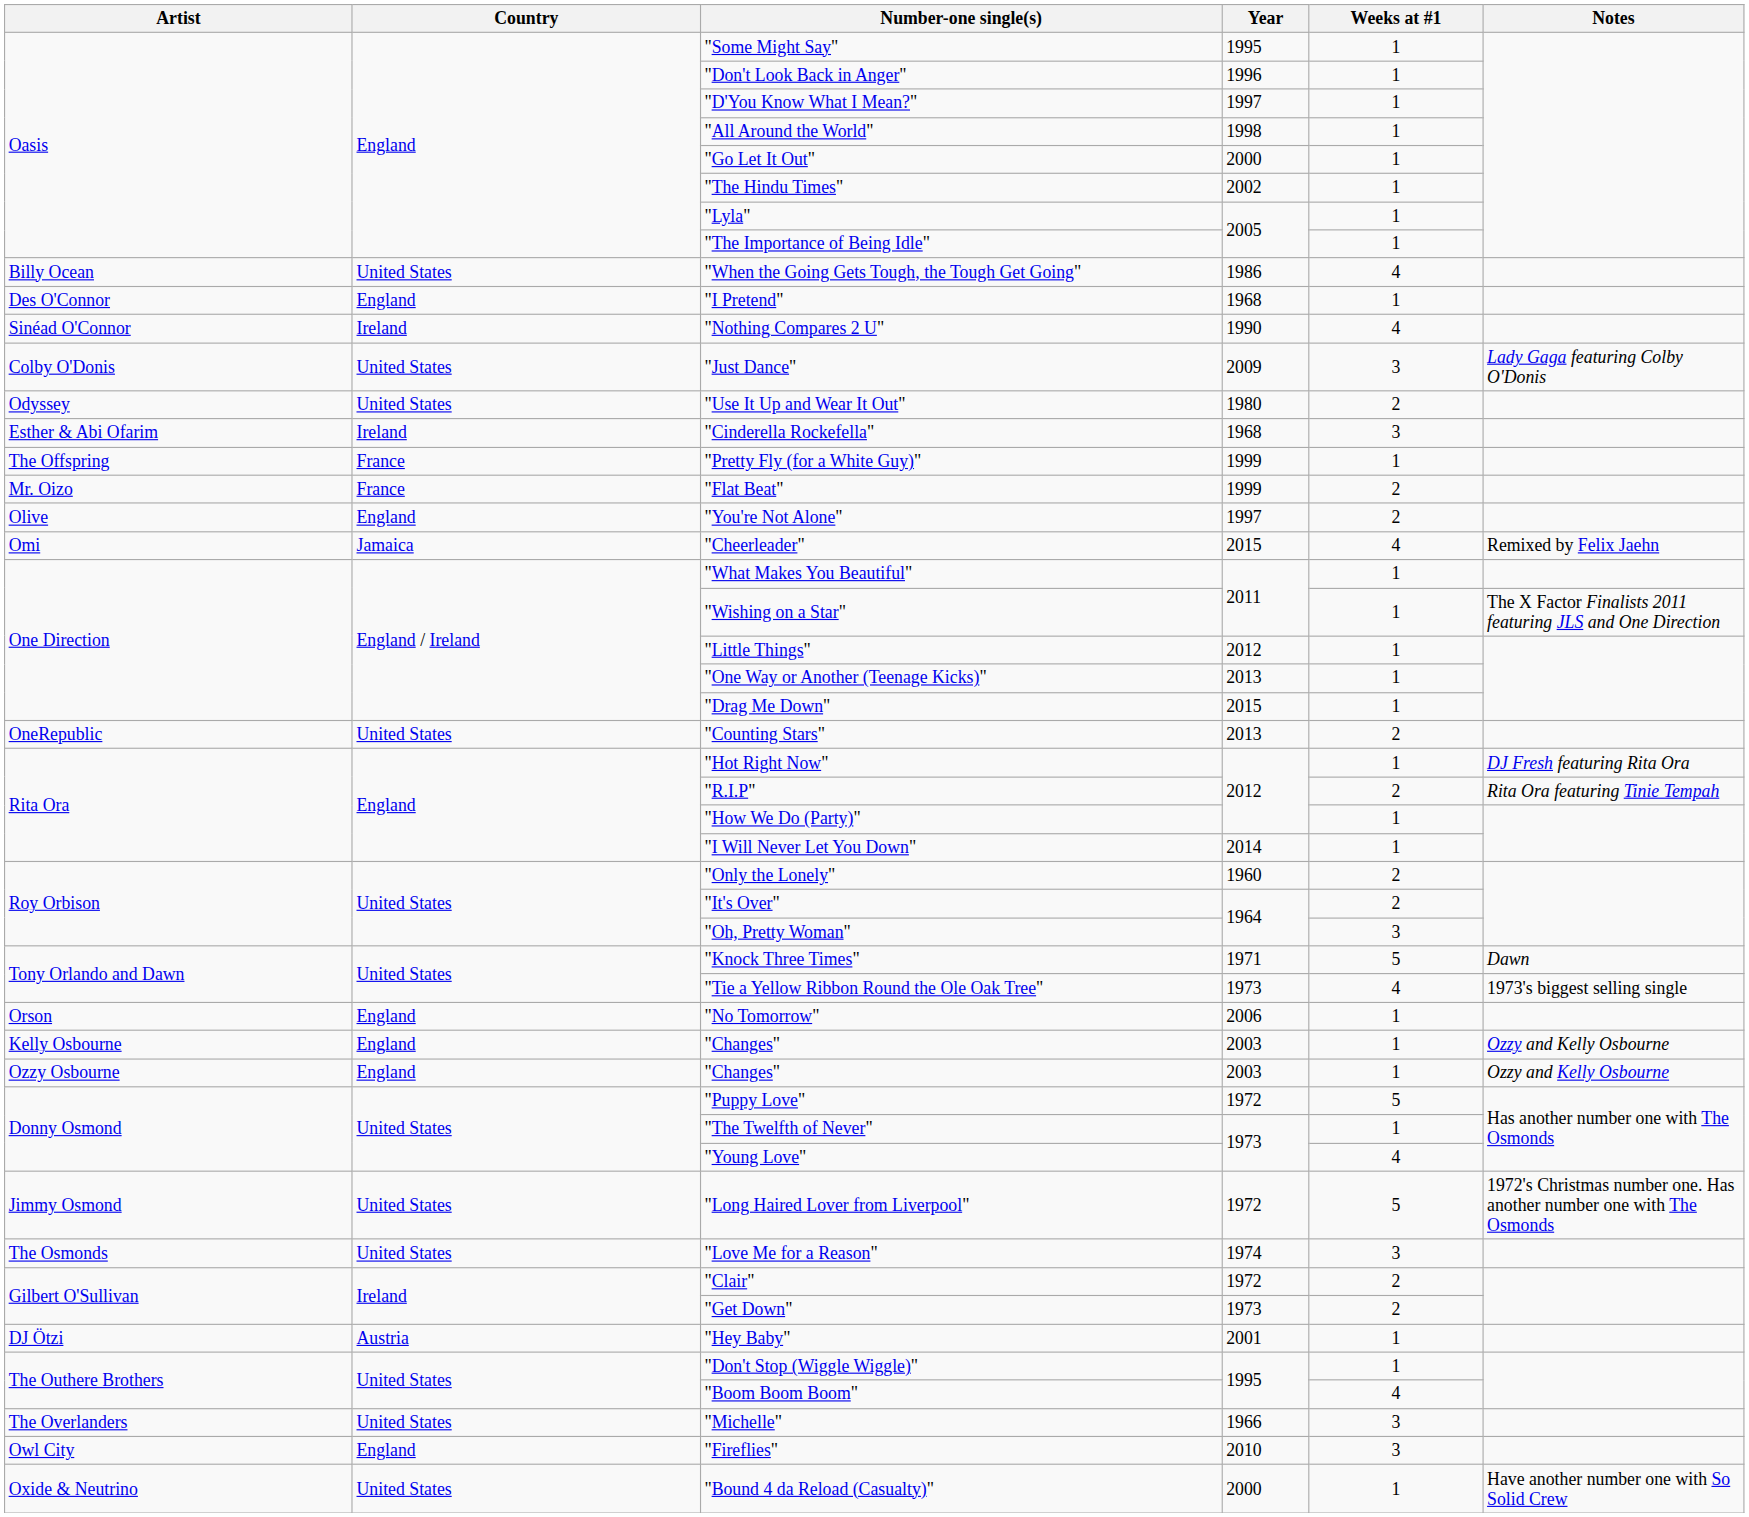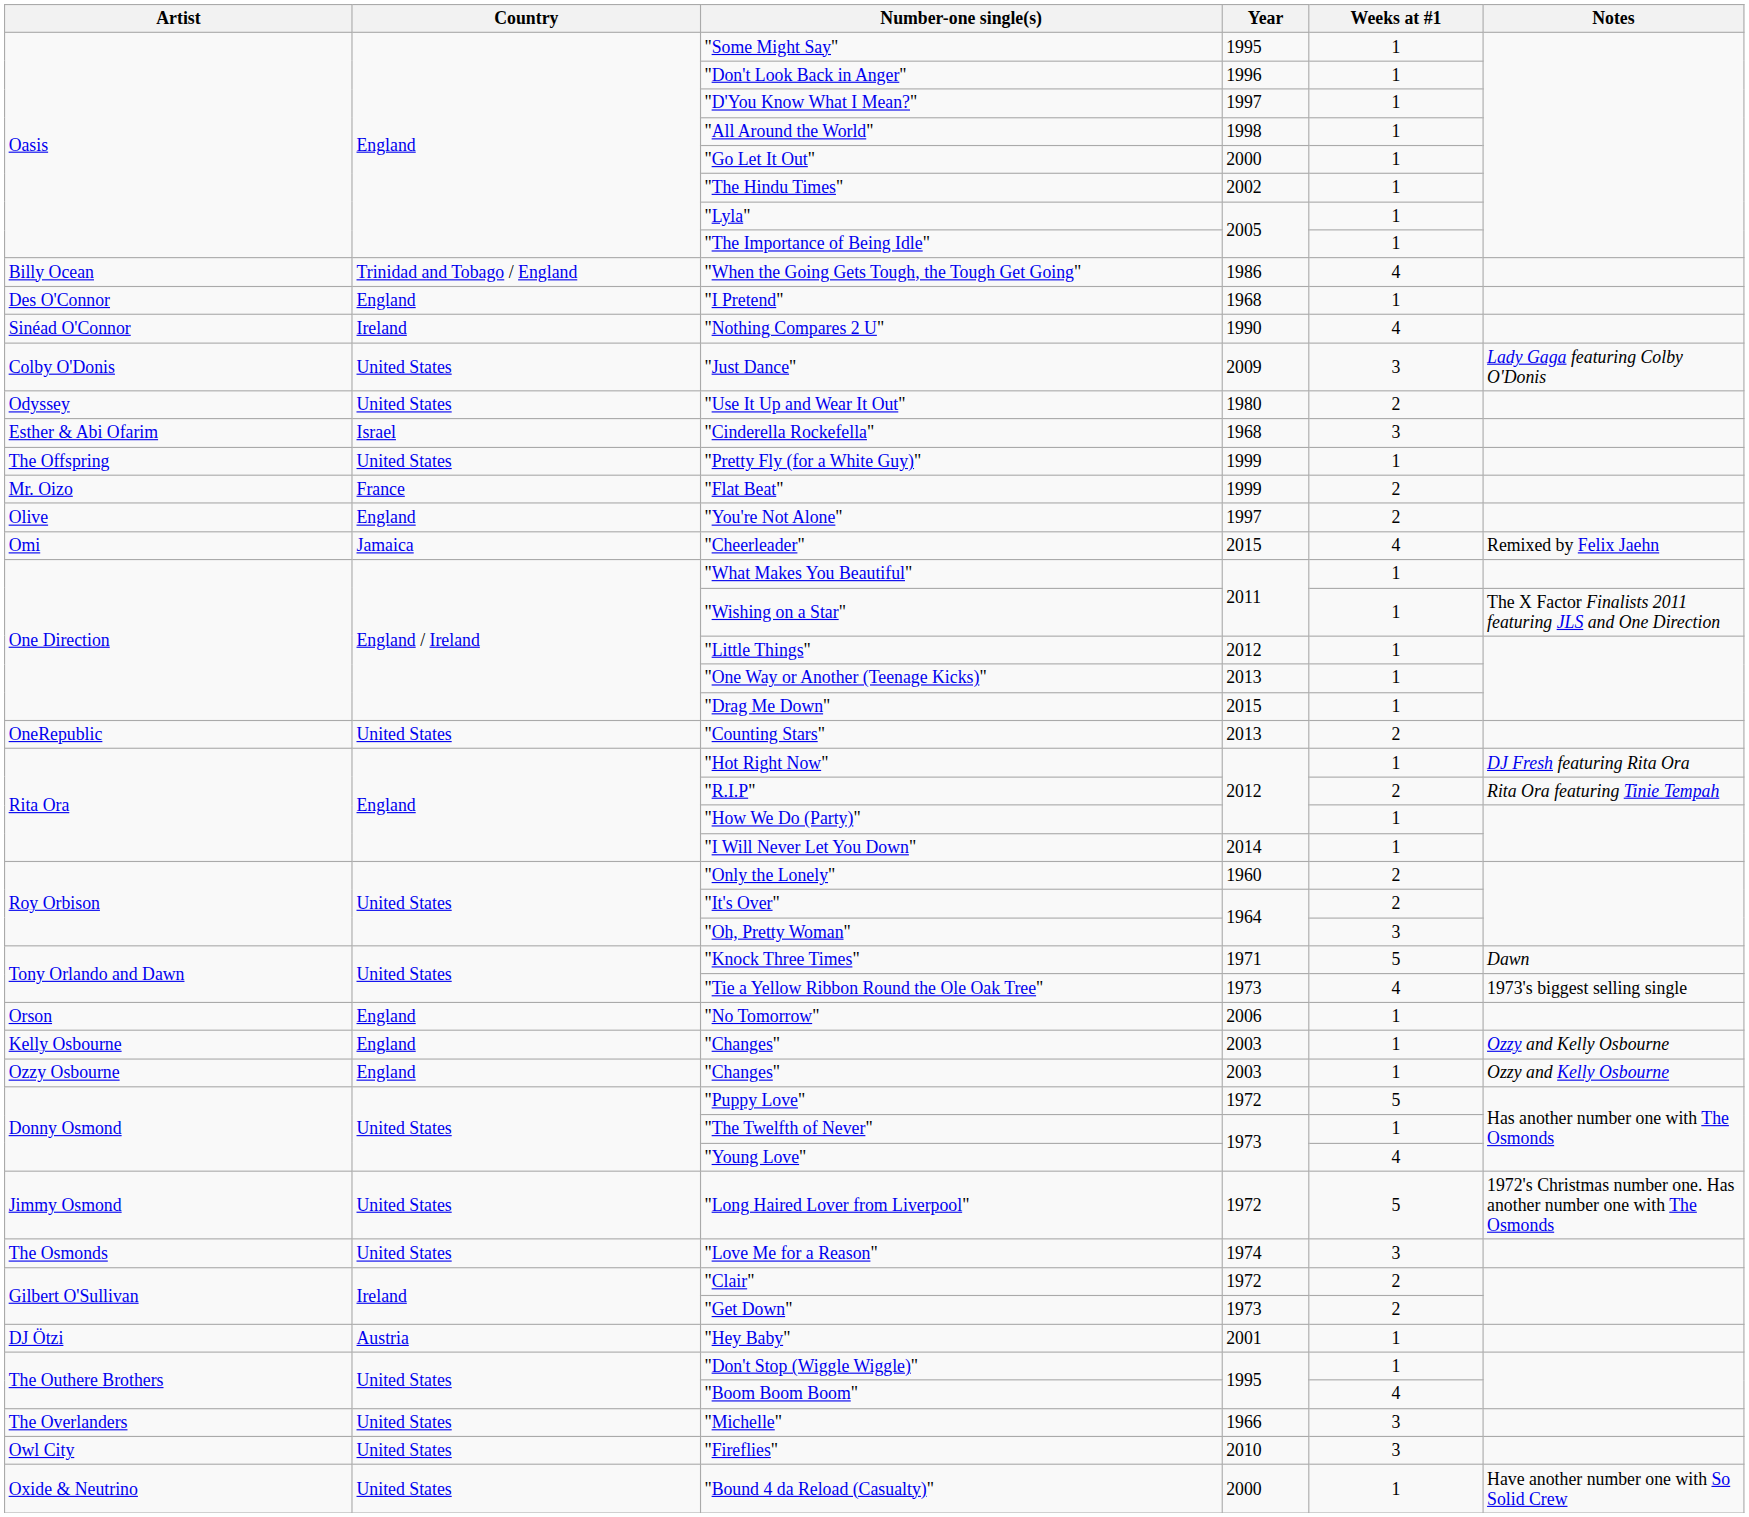(404, 272) United States -> (467, 272) Trinidad and Tobago / England
(382, 432) Ireland -> (376, 432) Israel
(381, 461) France -> (404, 461) United States
(386, 1450) England -> (404, 1450) United States
